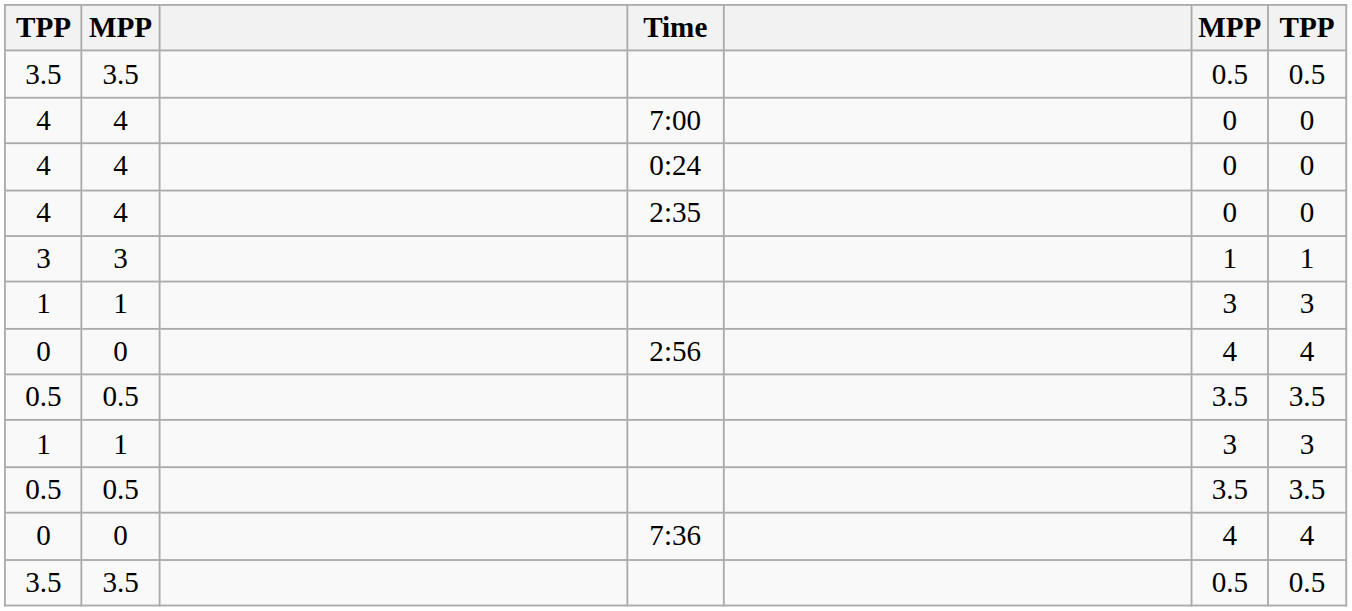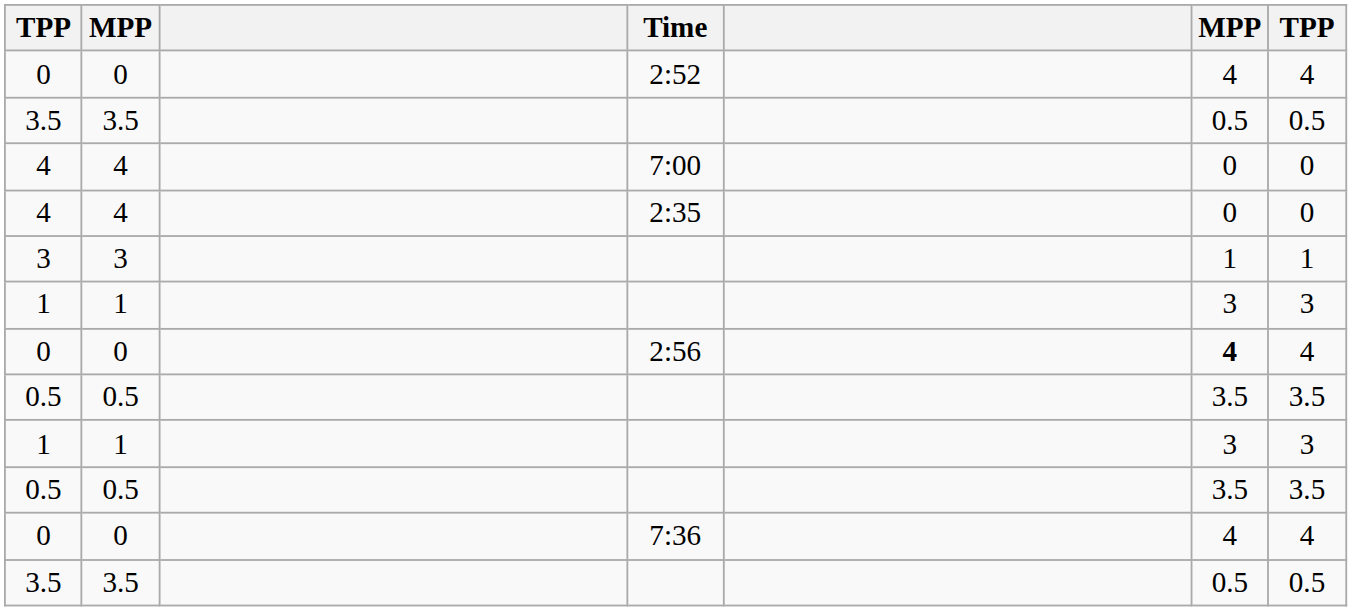+ row: (43, 73)
- row: (43, 166)
(1230, 350) normal -> (1230, 350) bold
